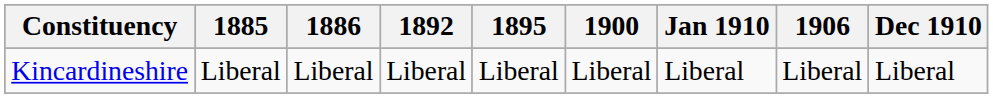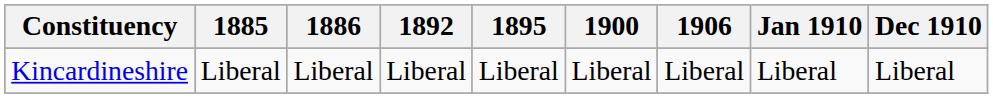columns swapped: (822, 26) <-> (717, 26)
